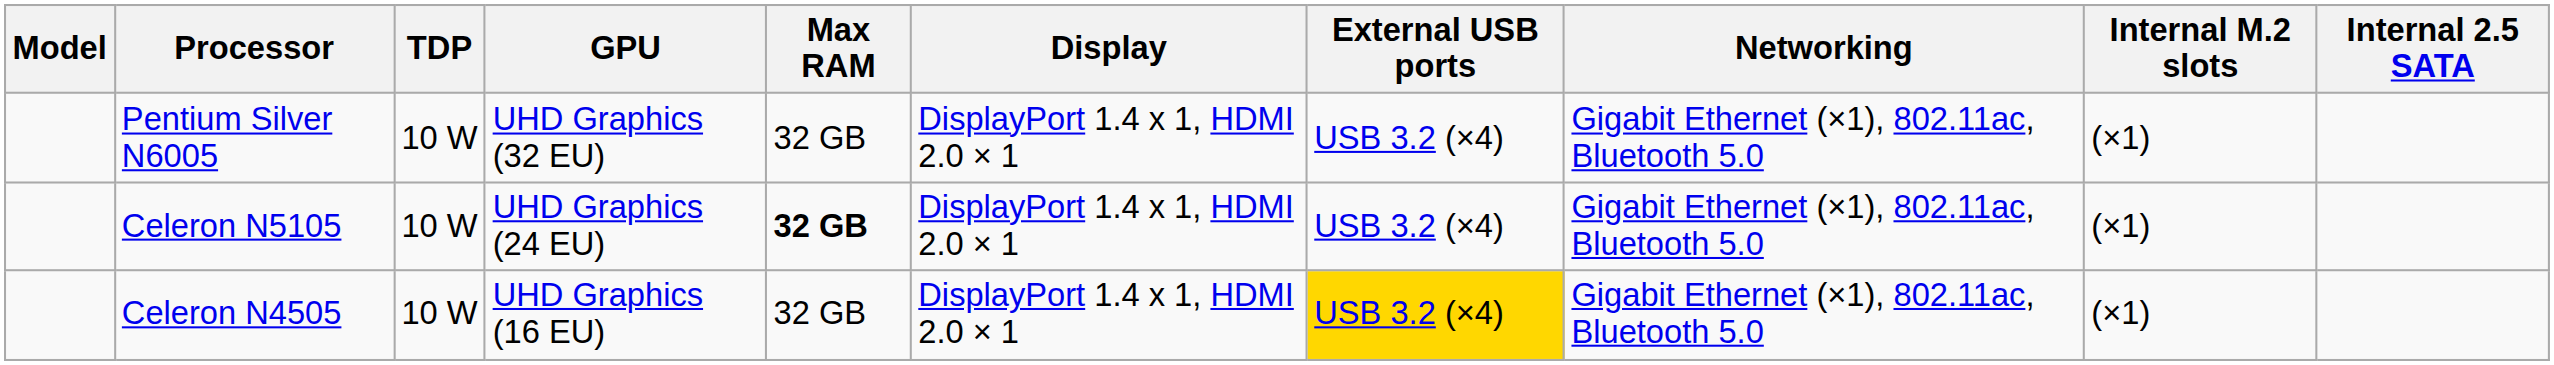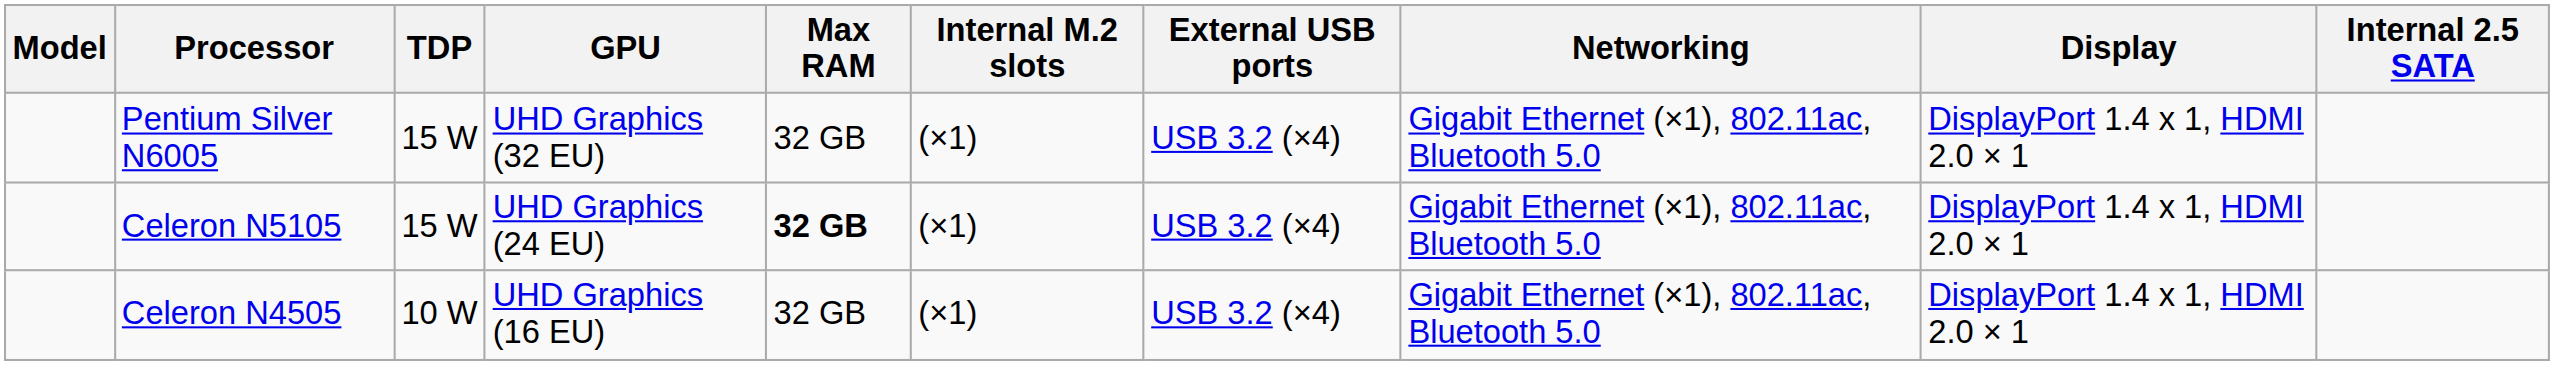columns swapped: (1109, 48) <-> (2200, 48)
(440, 137) 10 W -> (440, 137) 15 W
(440, 225) 10 W -> (440, 225) 15 W
(1409, 314) gold background -> (1246, 314) no background
